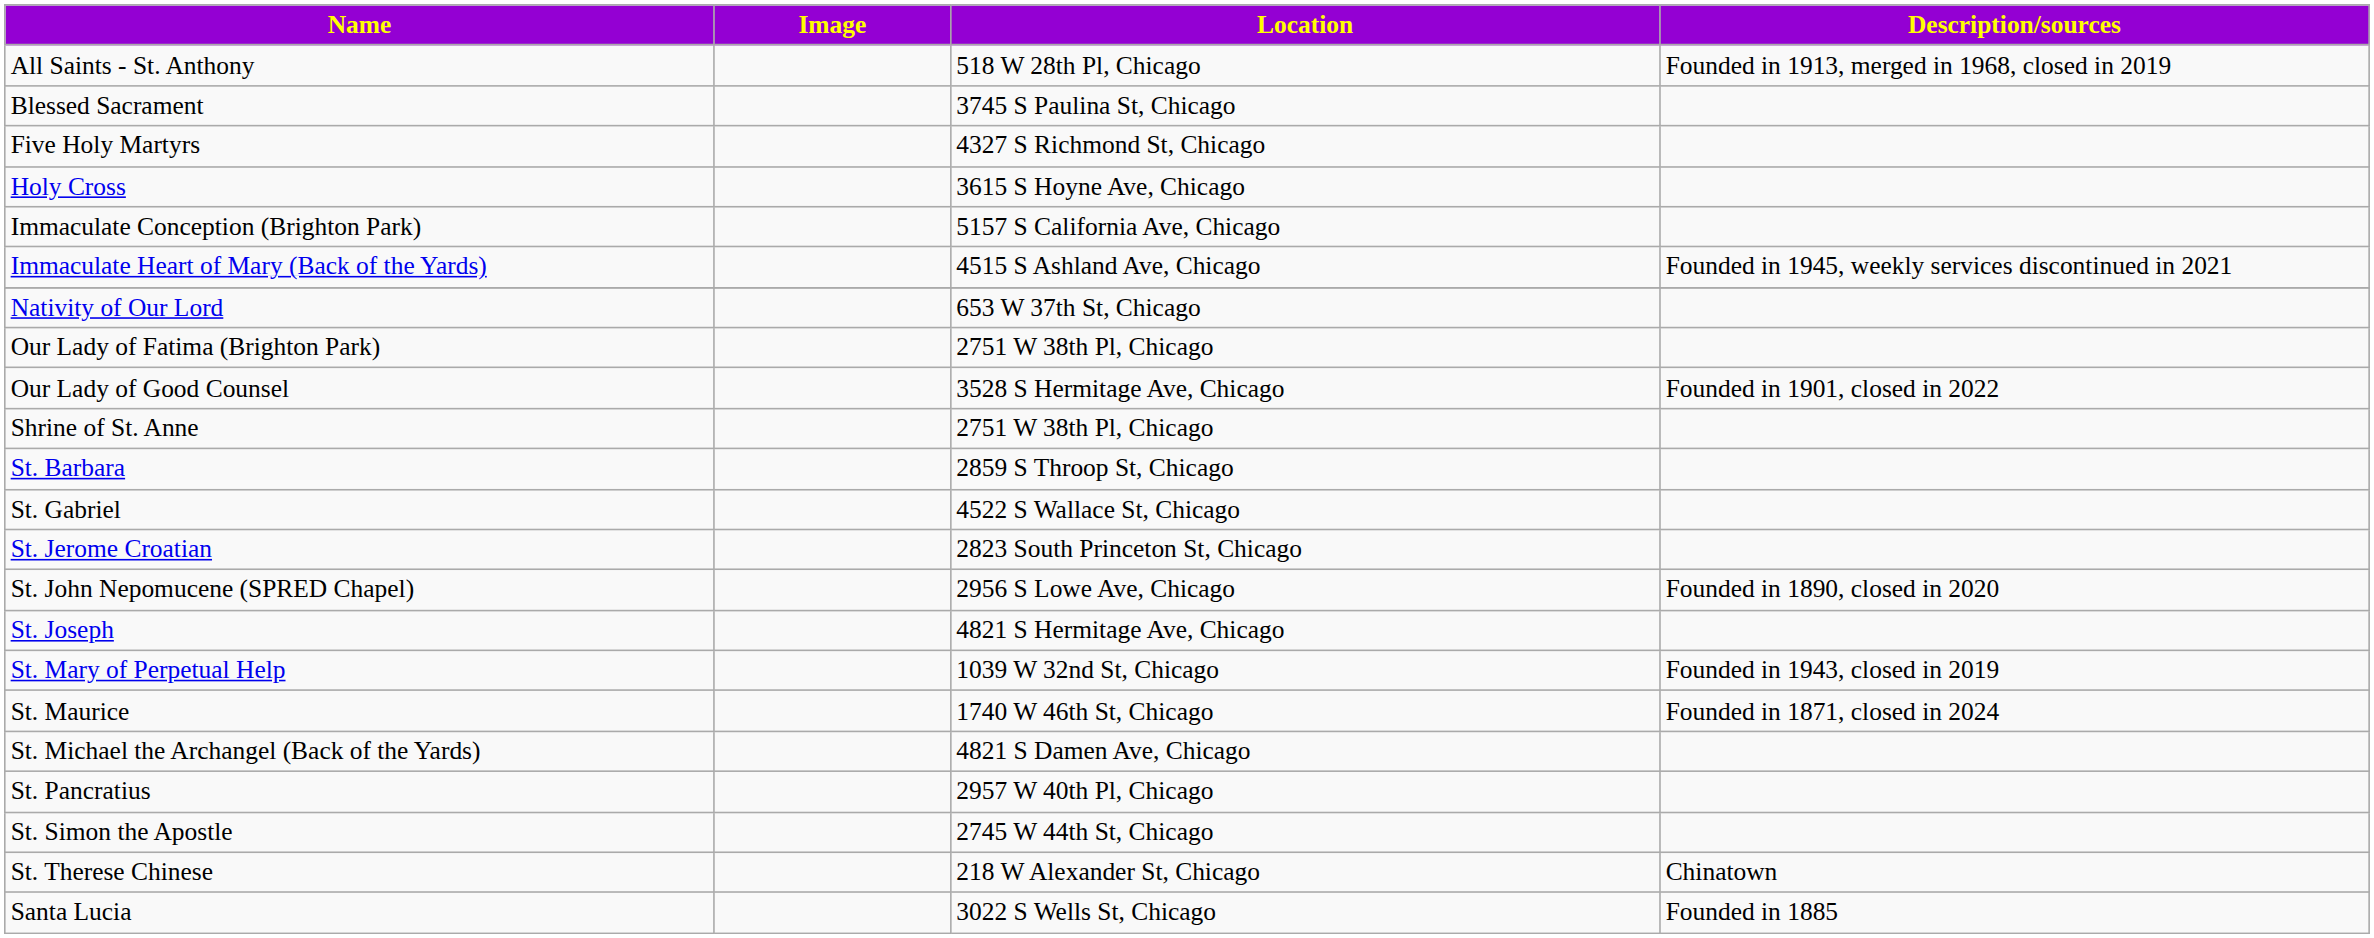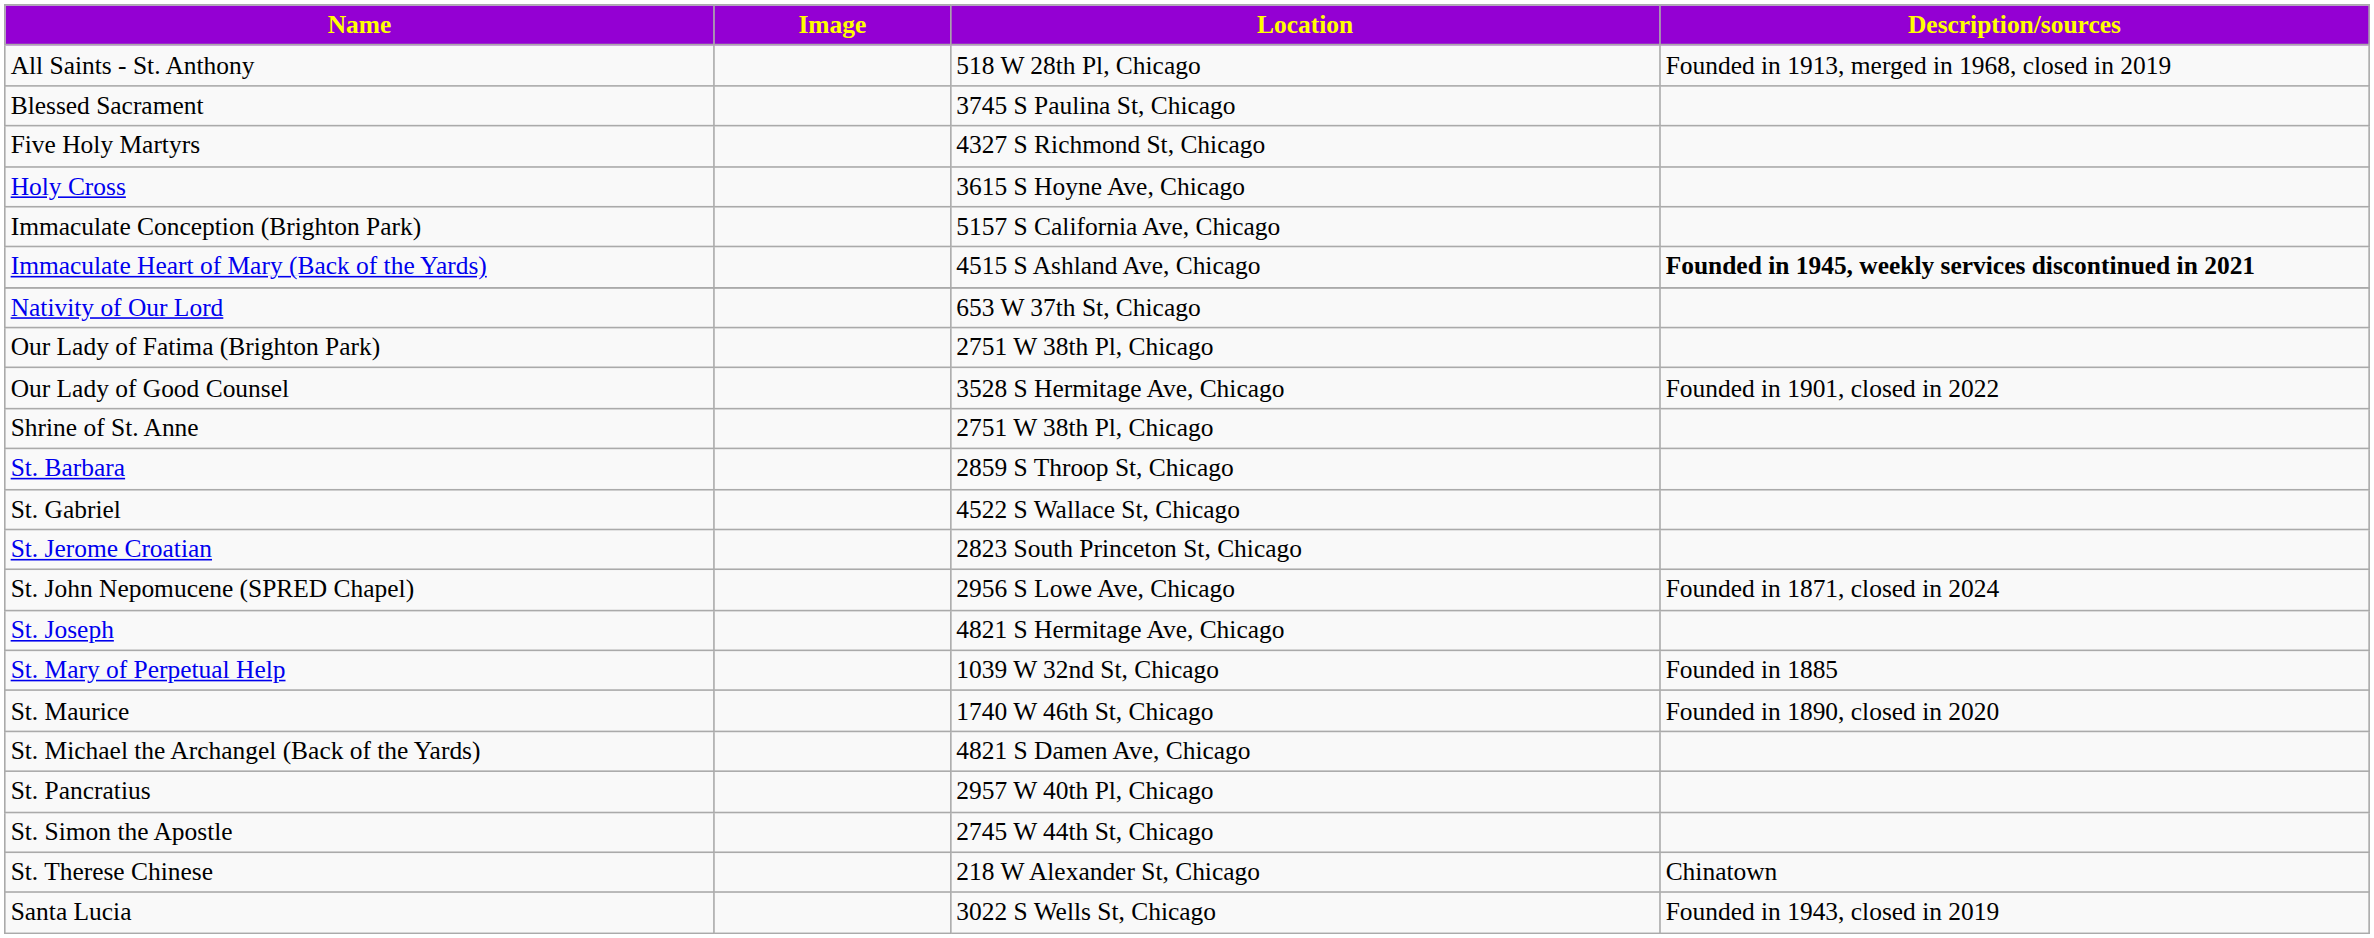(1949, 266) normal -> (1960, 266) bold
(1832, 589) Founded in 1890, closed in 2020 -> (1832, 589) Founded in 1871, closed in 2024
(1832, 670) Founded in 1943, closed in 2019 -> (1752, 670) Founded in 1885
(1832, 710) Founded in 1871, closed in 2024 -> (1832, 710) Founded in 1890, closed in 2020
(1752, 912) Founded in 1885 -> (1832, 912) Founded in 1943, closed in 2019
